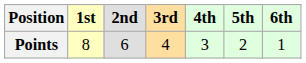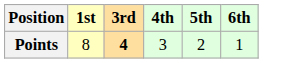- column: (125, 18)
(166, 44) normal -> (124, 44) bold
